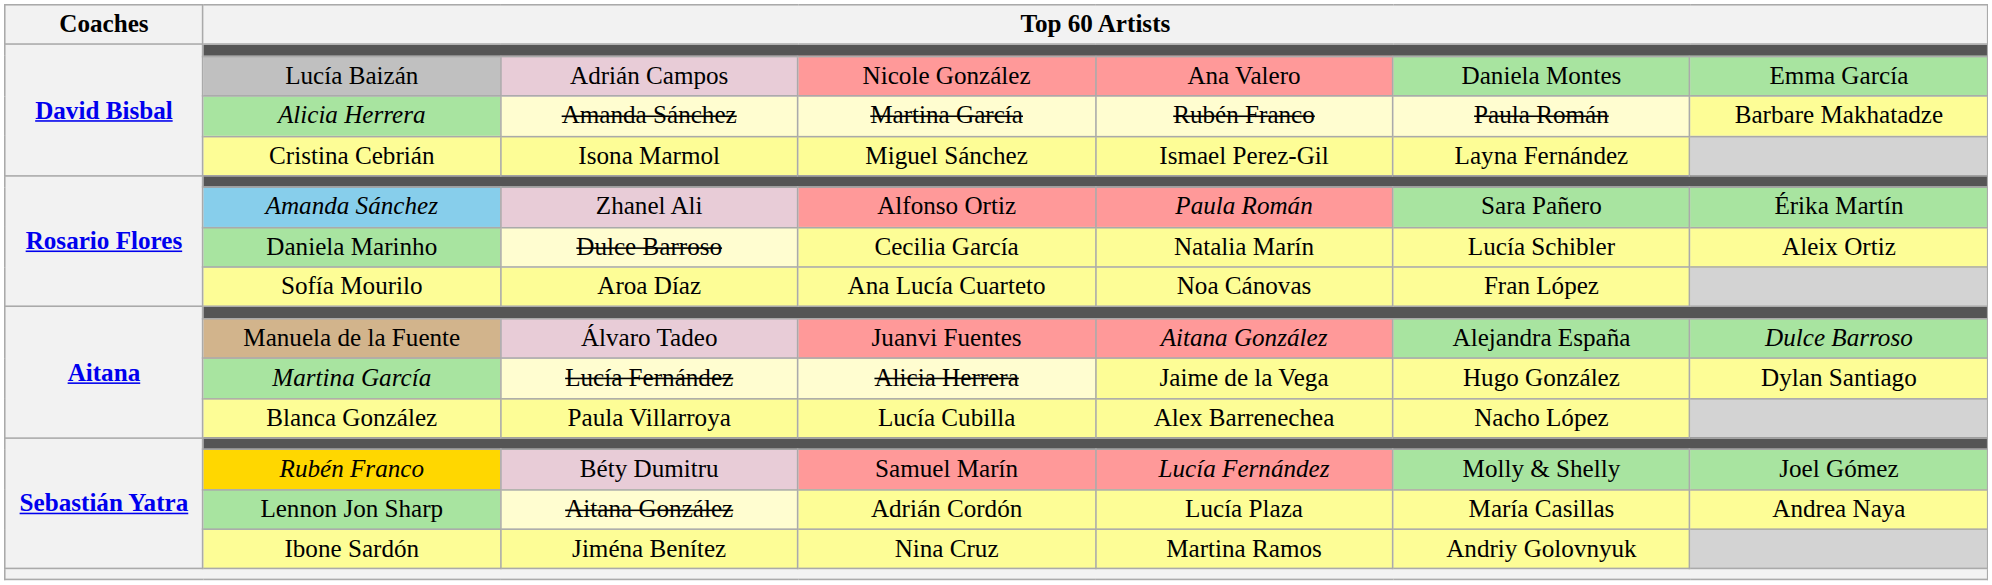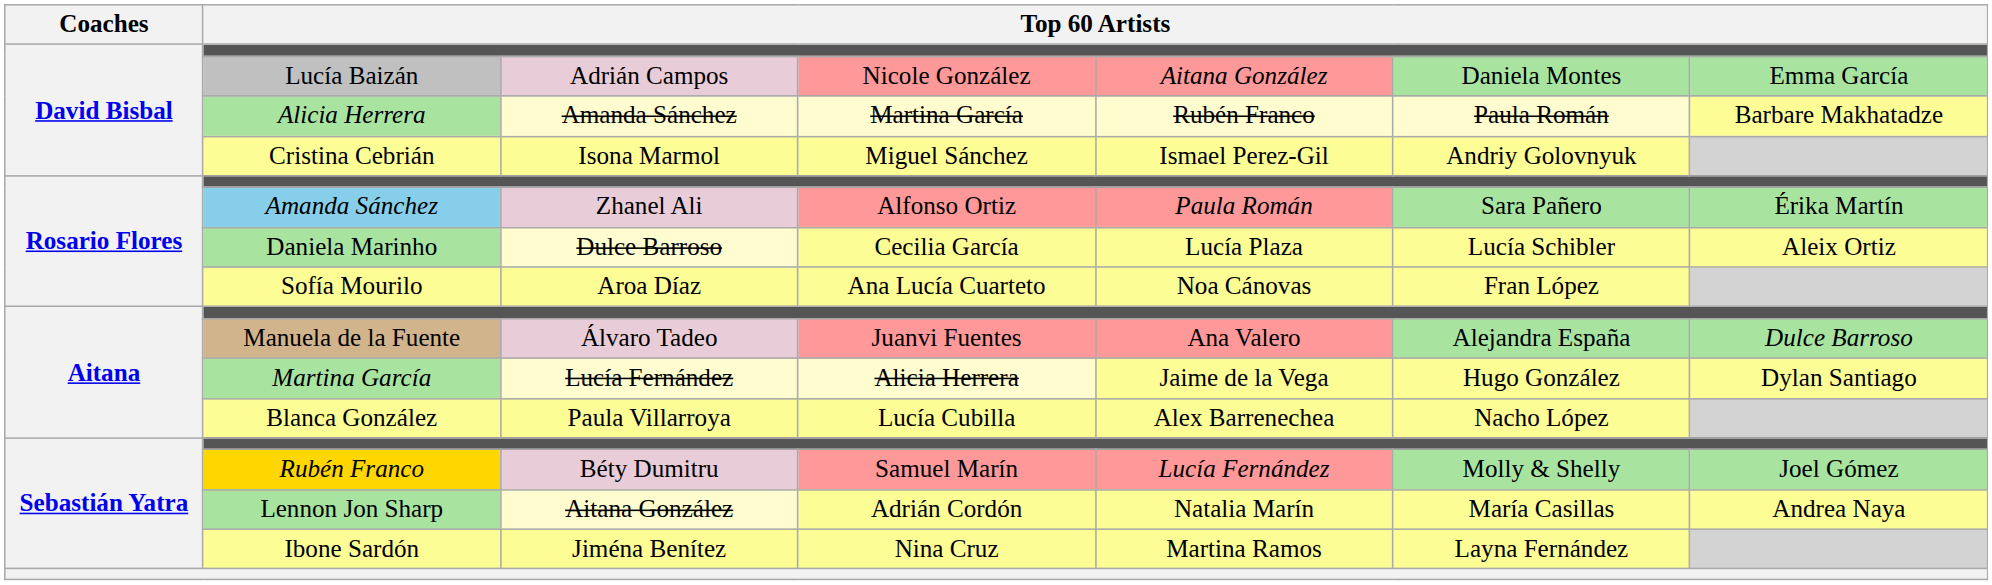(1244, 75) Ana Valero -> (1244, 75) Aitana González
(1541, 155) Layna Fernández -> (1541, 155) Andriy Golovnyuk
(1244, 246) Natalia Marín -> (1244, 246) Lucía Plaza
(1244, 338) Aitana González -> (1244, 338) Ana Valero
(1244, 508) Lucía Plaza -> (1244, 508) Natalia Marín
(1541, 548) Andriy Golovnyuk -> (1541, 548) Layna Fernández
